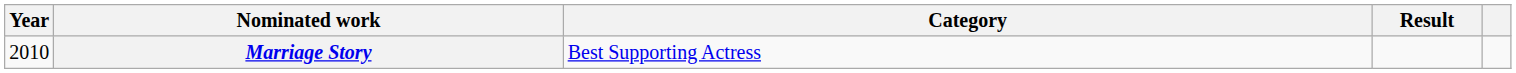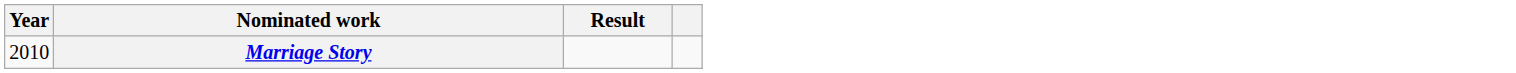- column: (968, 20)
